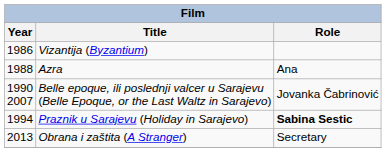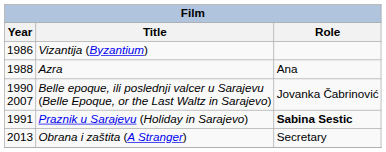(20, 119) 1994 -> (20, 119) 1991
